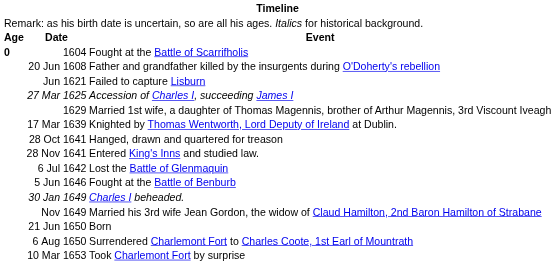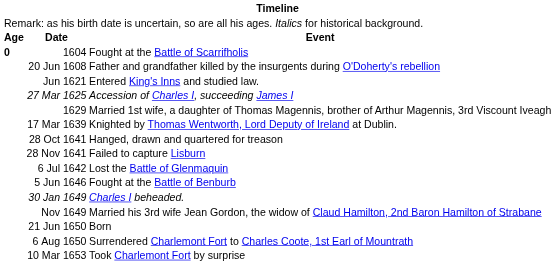(147, 81) Failed to capture Lisburn -> (174, 81) Entered King's Inns and studied law.
(174, 154) Entered King's Inns and studied law. -> (147, 154) Failed to capture Lisburn
